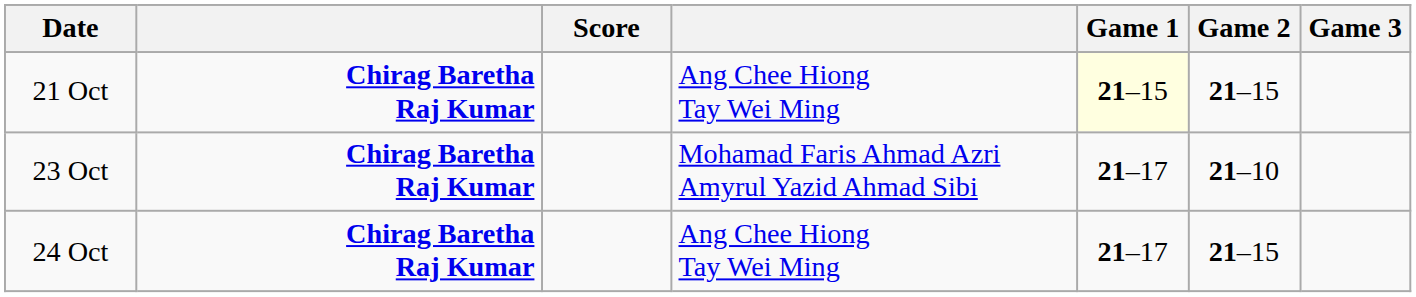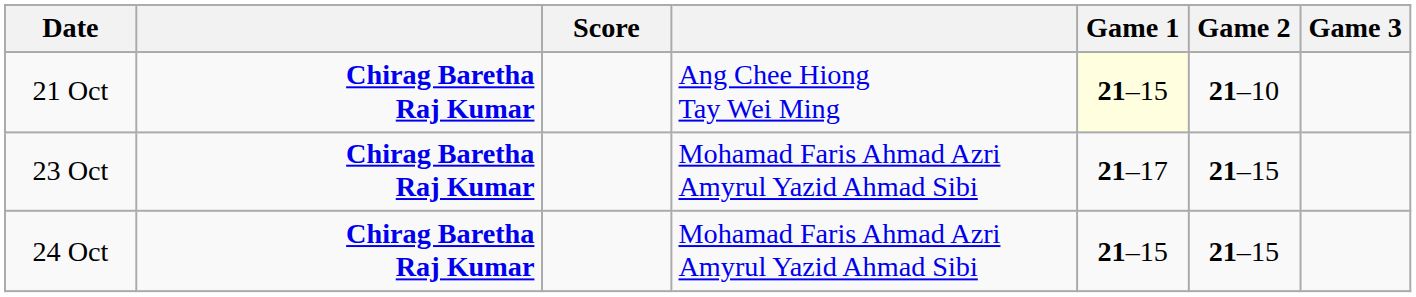(1244, 91) 21–15 -> (1244, 91) 21–10
(1244, 171) 21–10 -> (1244, 171) 21–15
(774, 251) Ang Chee Hiong Tay Wei Ming -> (839, 251) Mohamad Faris Ahmad Azri Amyrul Yazid Ahmad Sibi
(1133, 251) 21–17 -> (1133, 251) 21–15
